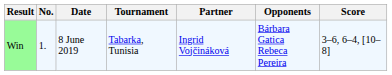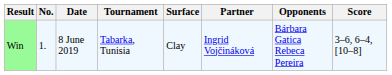+ column: (183, 12)
